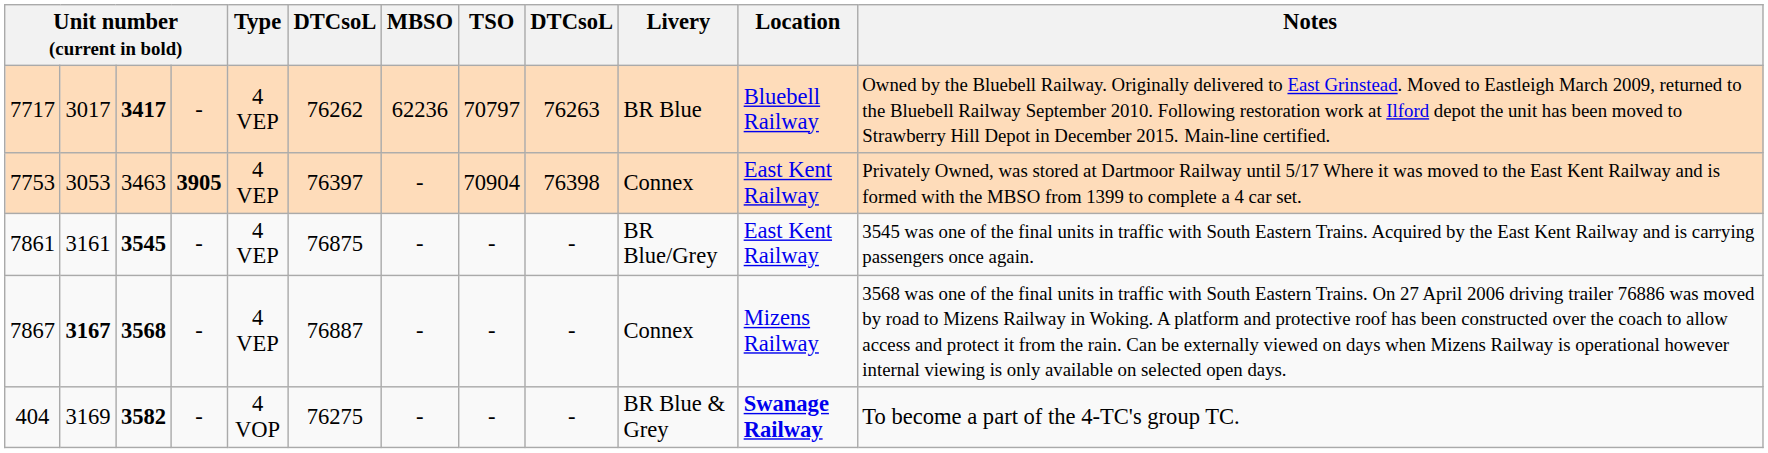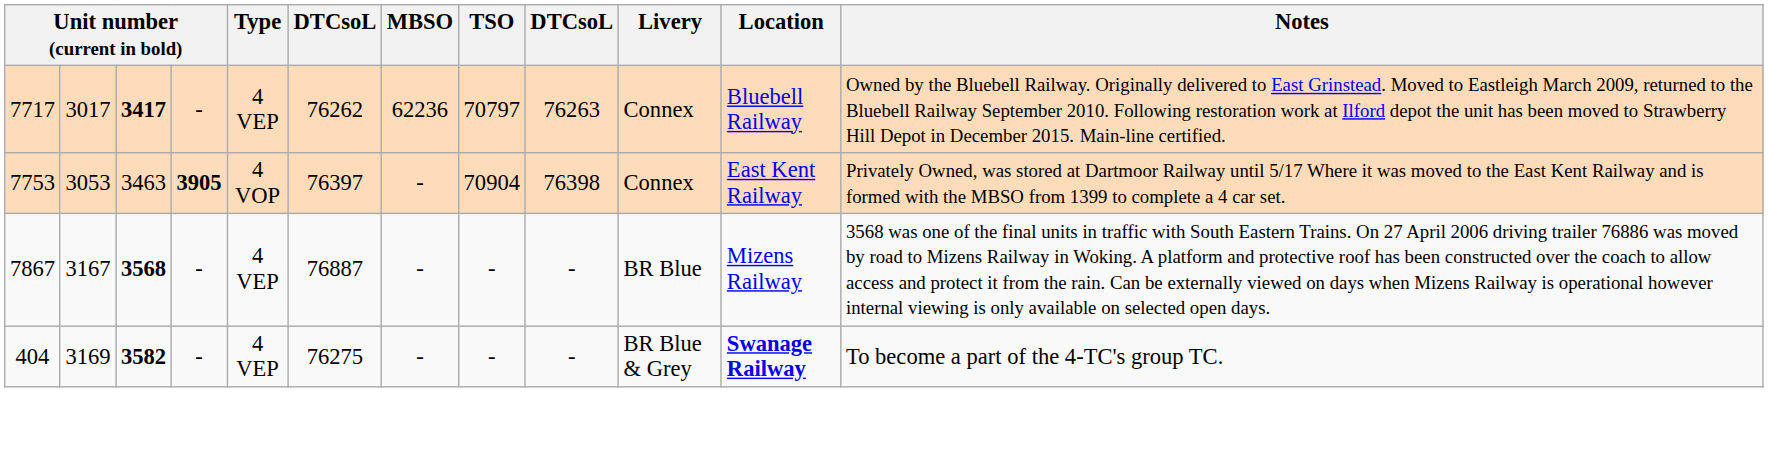(663, 108) BR Blue -> (659, 108) Connex
(258, 182) 4 VEP -> (258, 182) 4 VOP
- row: (32, 243)
(88, 330) bold -> (88, 269) normal
(659, 330) Connex -> (663, 269) BR Blue
(258, 417) 4 VOP -> (258, 355) 4 VEP
